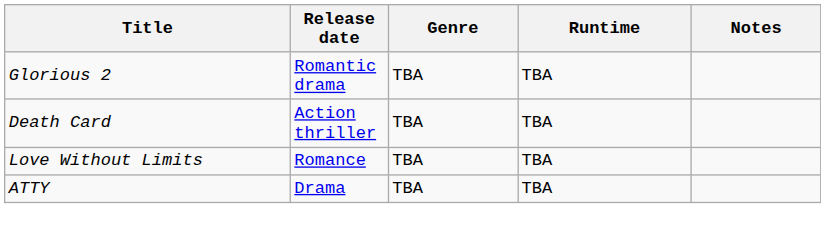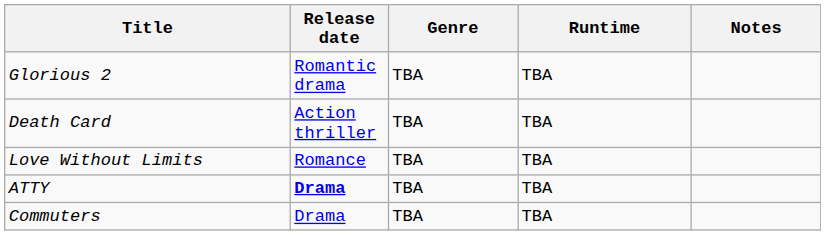(320, 189) normal -> (320, 189) bold
+ row: (55, 216)
